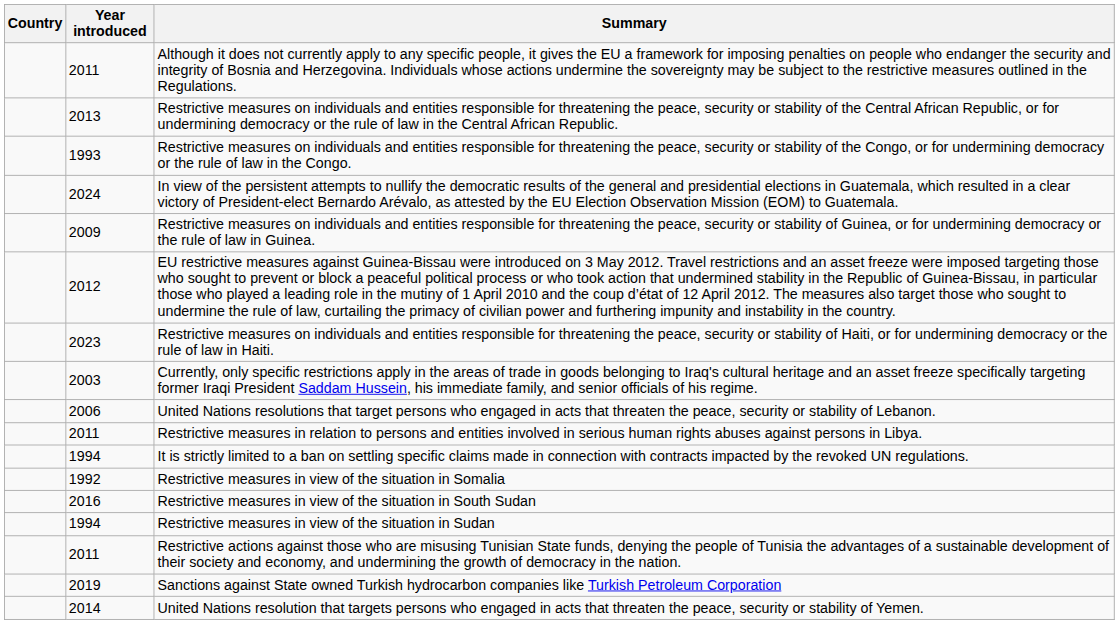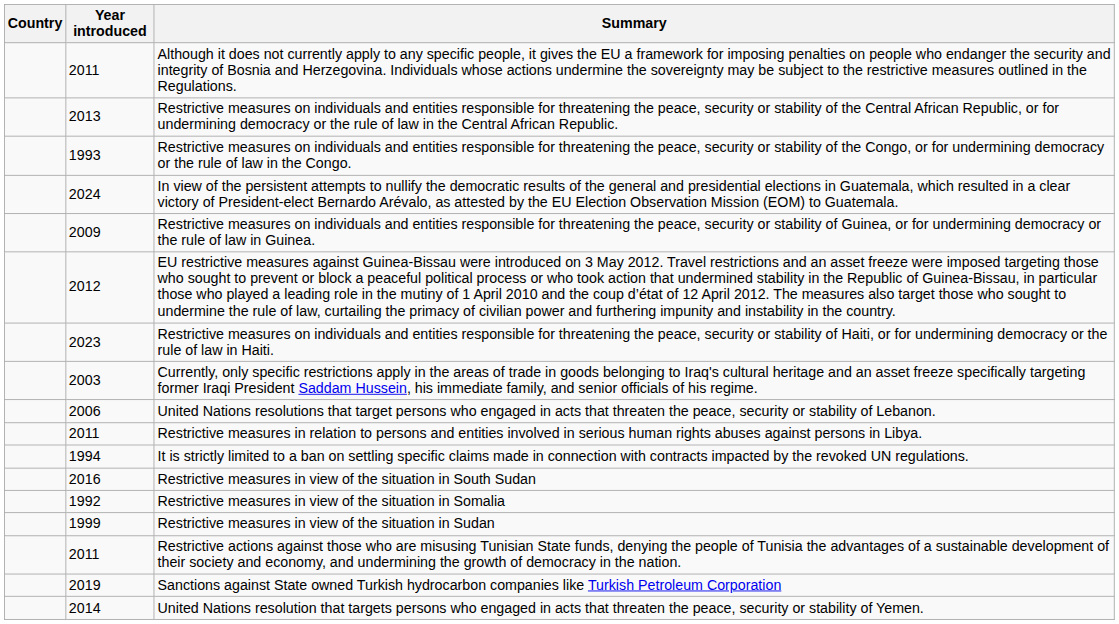rows swapped: (331, 479) <-> (347, 501)
(85, 524) 1994 -> (85, 524) 1999
